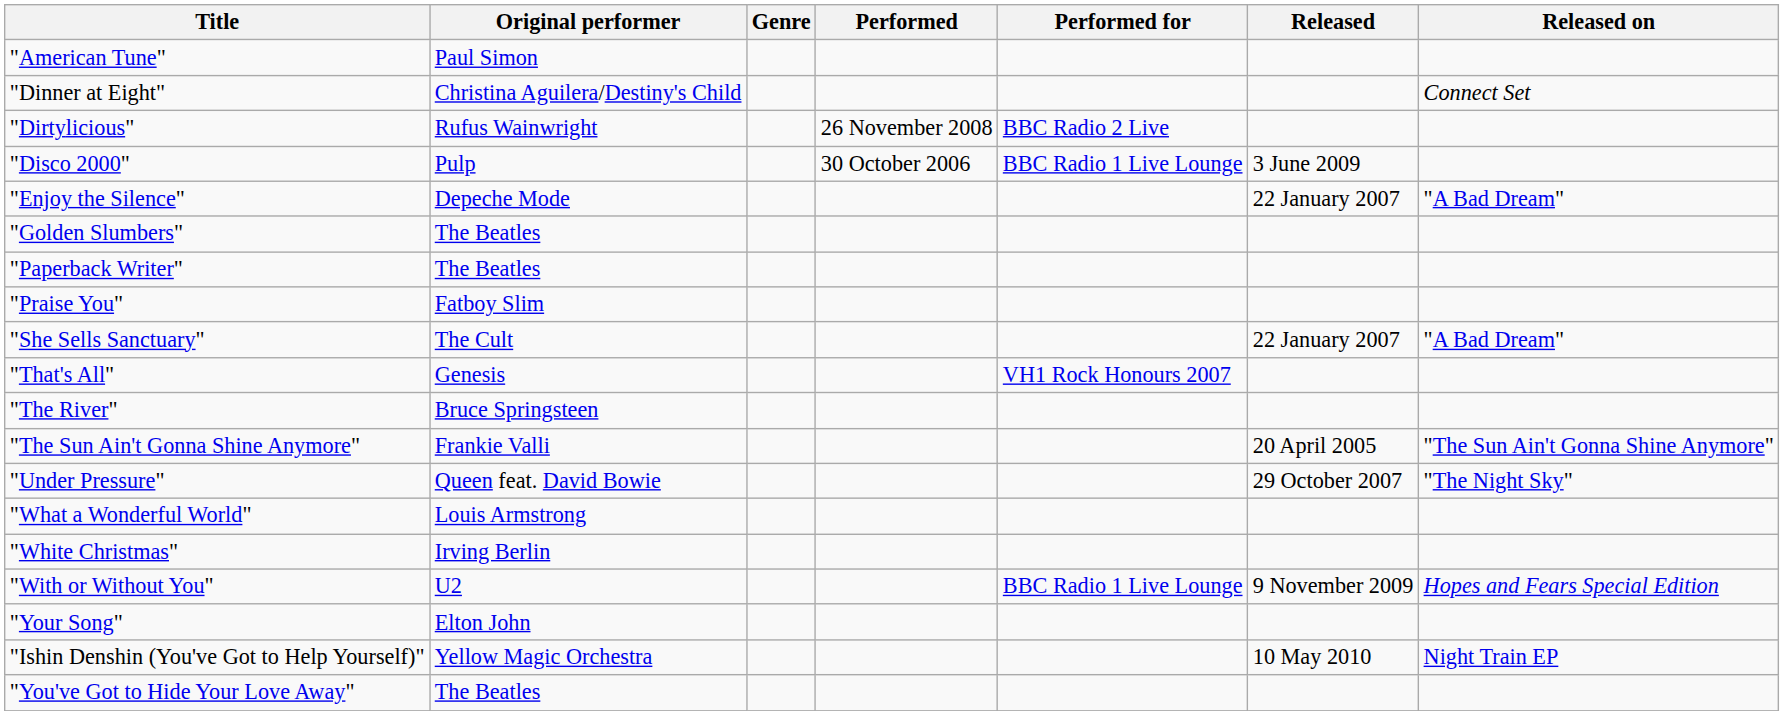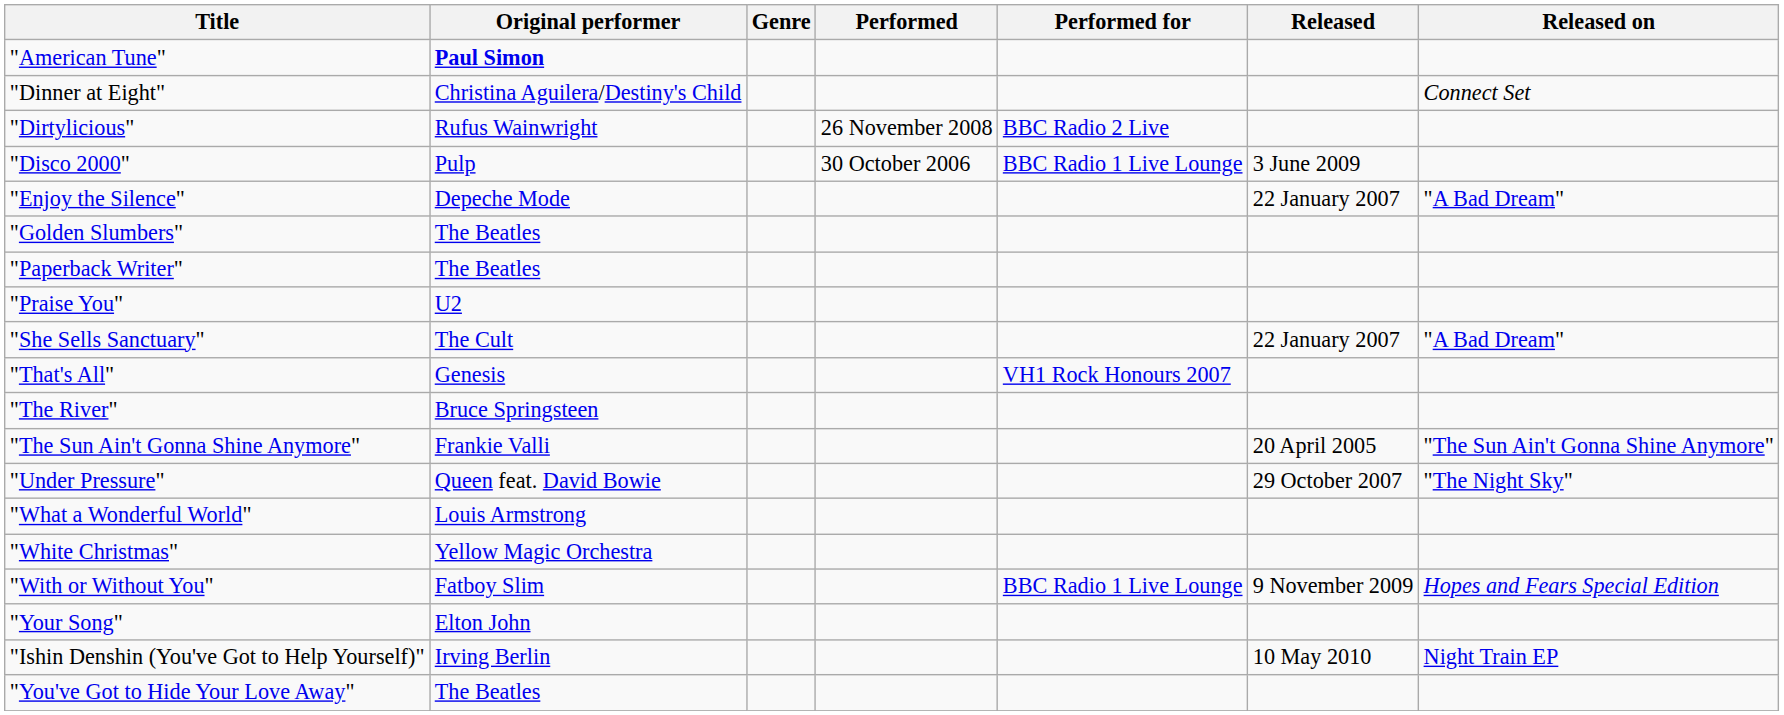(486, 57) normal -> (489, 57) bold
(489, 304) Fatboy Slim -> (448, 304) U2
(492, 551) Irving Berlin -> (544, 551) Yellow Magic Orchestra
(448, 586) U2 -> (489, 586) Fatboy Slim
(544, 657) Yellow Magic Orchestra -> (492, 657) Irving Berlin
